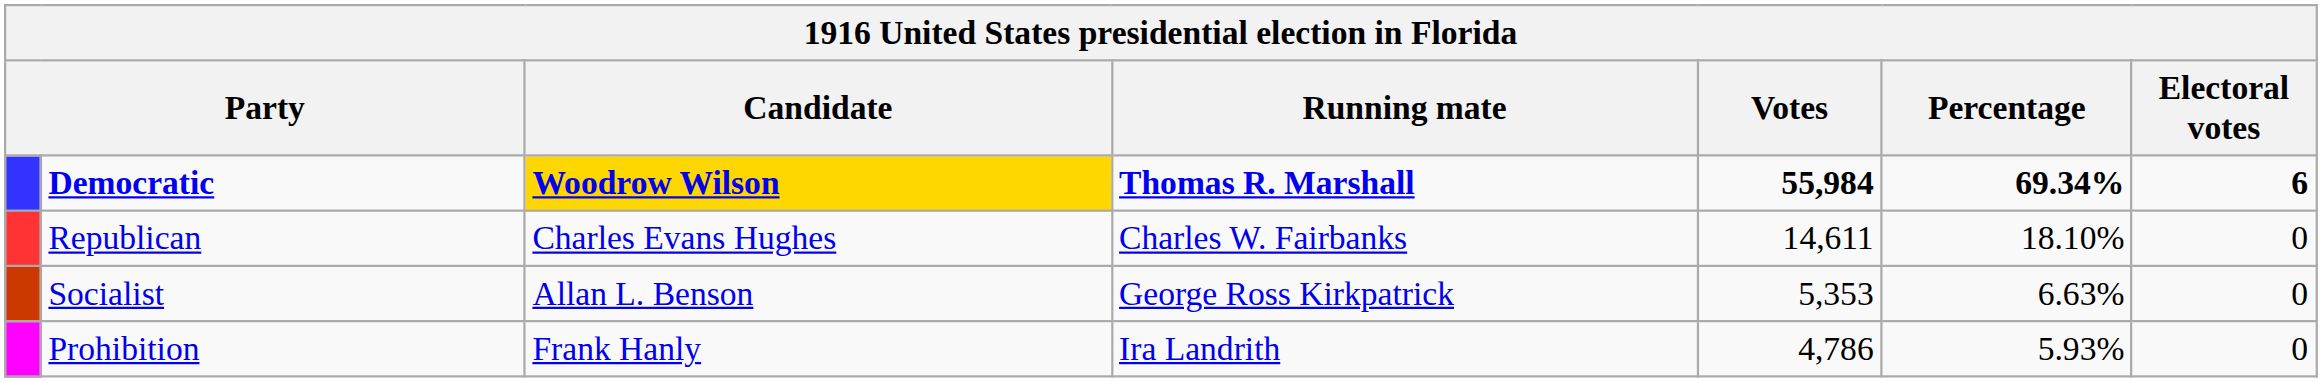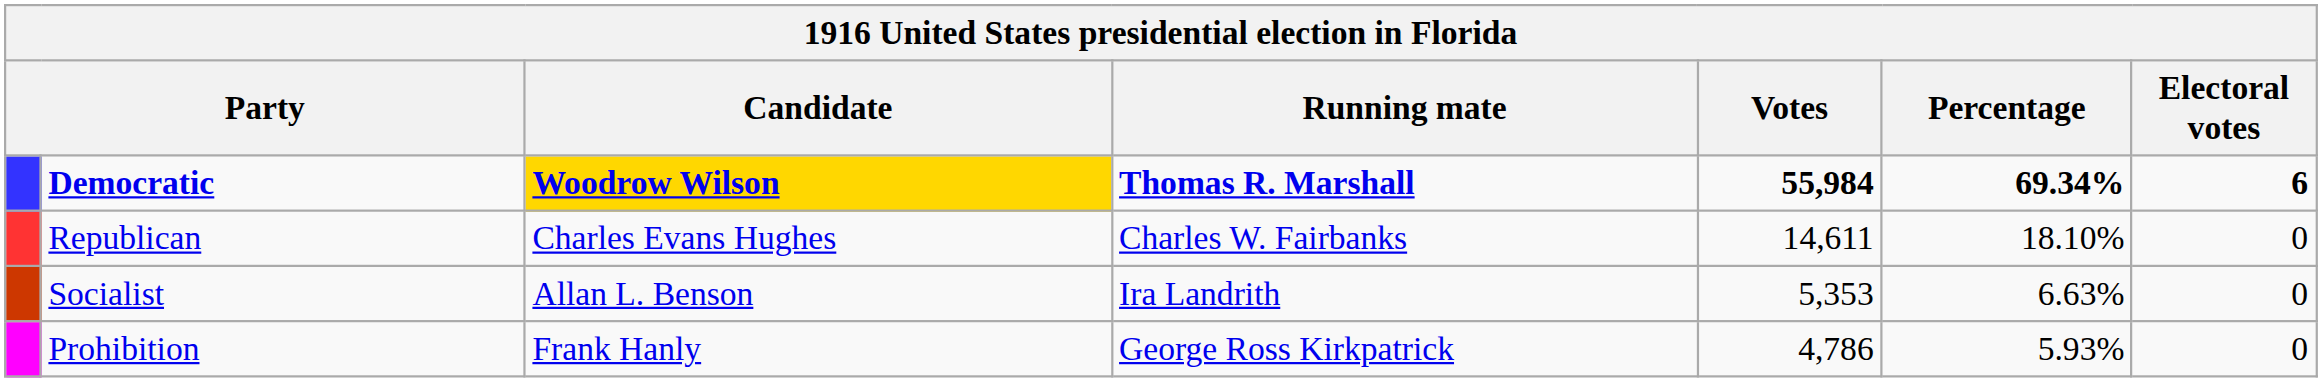(1287, 293) George Ross Kirkpatrick -> (1200, 293) Ira Landrith
(1200, 349) Ira Landrith -> (1287, 349) George Ross Kirkpatrick
